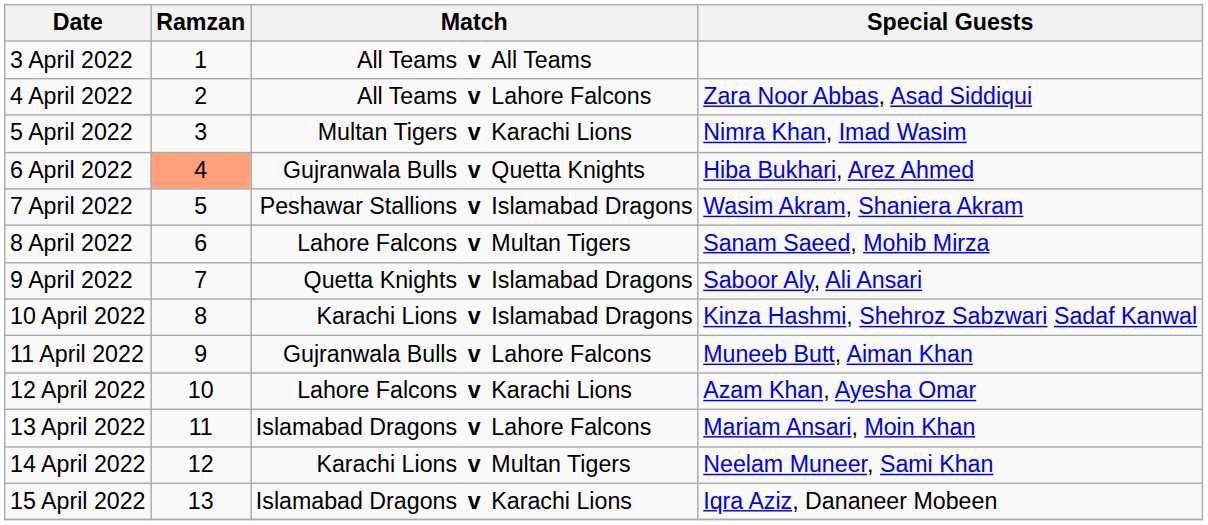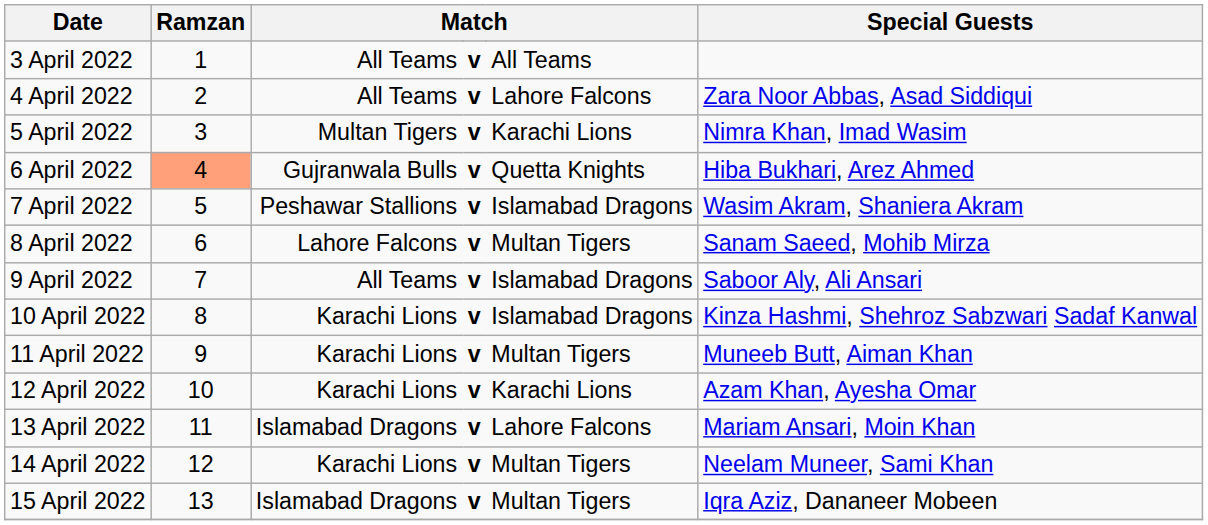(380, 280) Quetta Knights -> (407, 280) All Teams
(370, 354) Gujranwala Bulls -> (387, 354) Karachi Lions
(571, 354) Lahore Falcons -> (561, 354) Multan Tigers
(377, 390) Lahore Falcons -> (387, 390) Karachi Lions
(562, 501) Karachi Lions -> (561, 501) Multan Tigers
